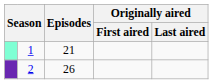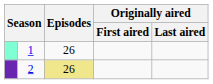(69, 50) 21 -> (69, 50) 26
(69, 69) no background -> (69, 69) khaki background
